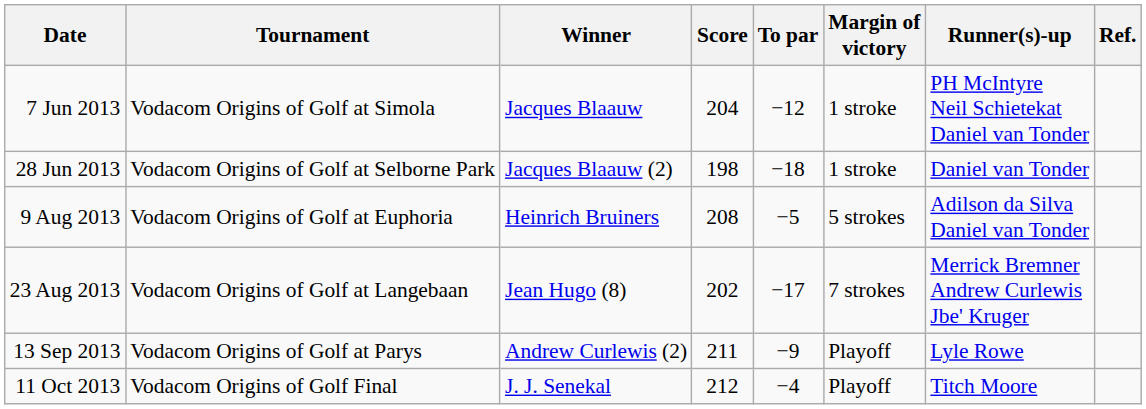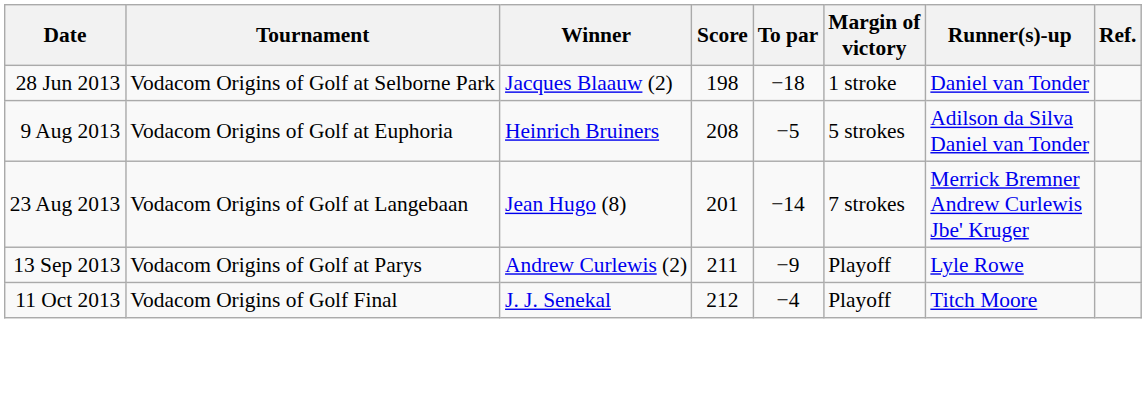- row: (73, 108)
(722, 290) 202 -> (722, 204) 201
(788, 290) −17 -> (788, 204) −14
